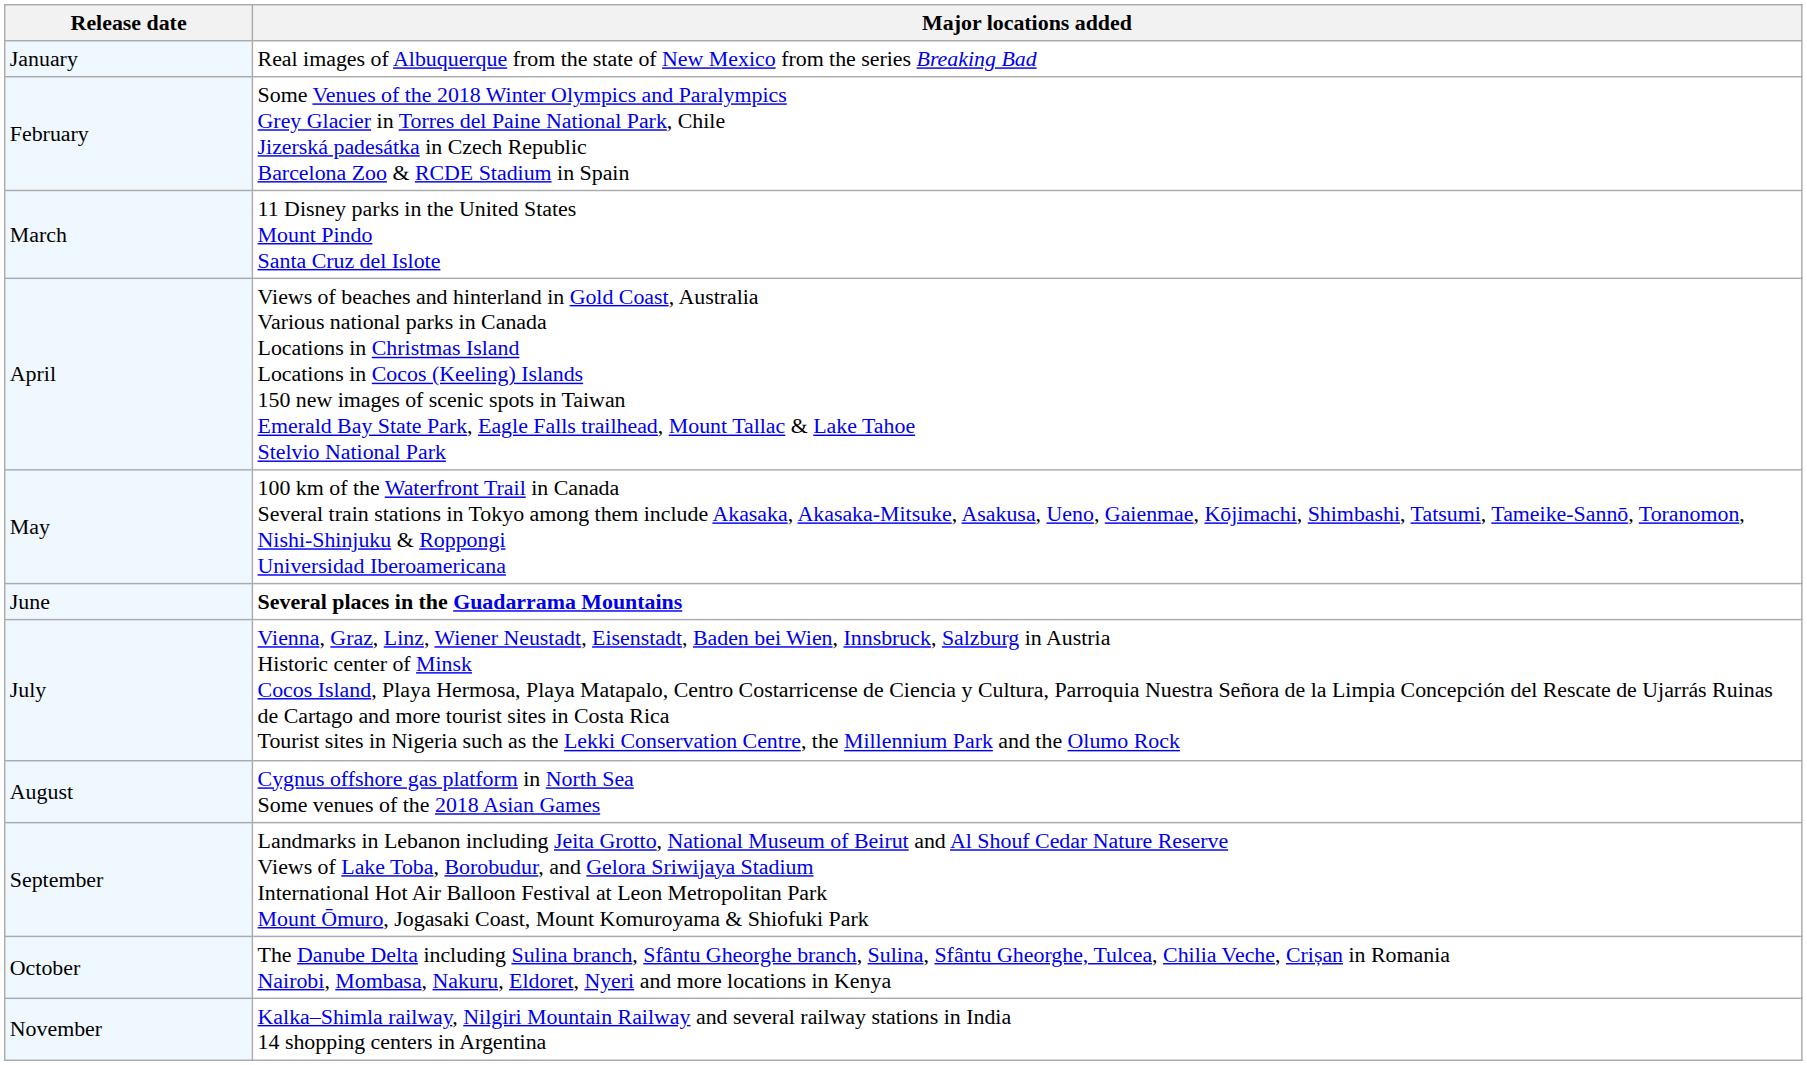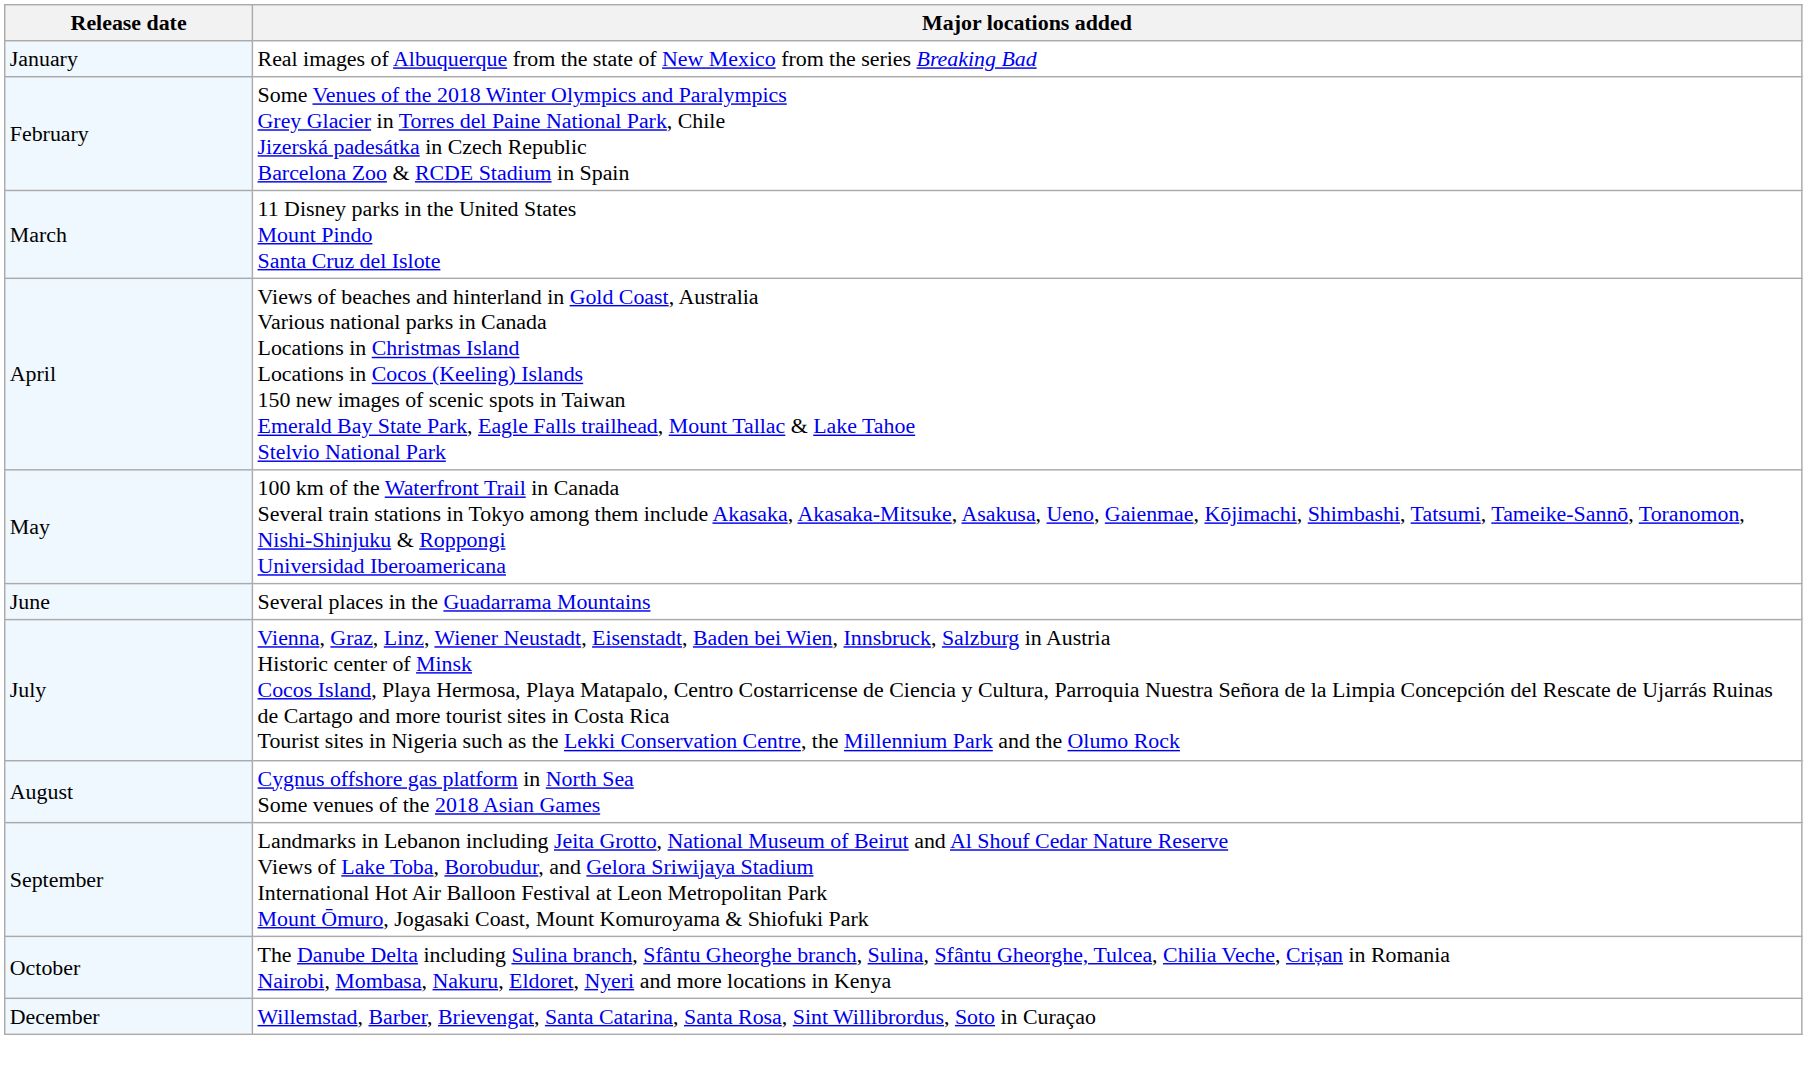(470, 602) bold -> (454, 602) normal
- row: (56, 1028)
+ row: (55, 1015)
